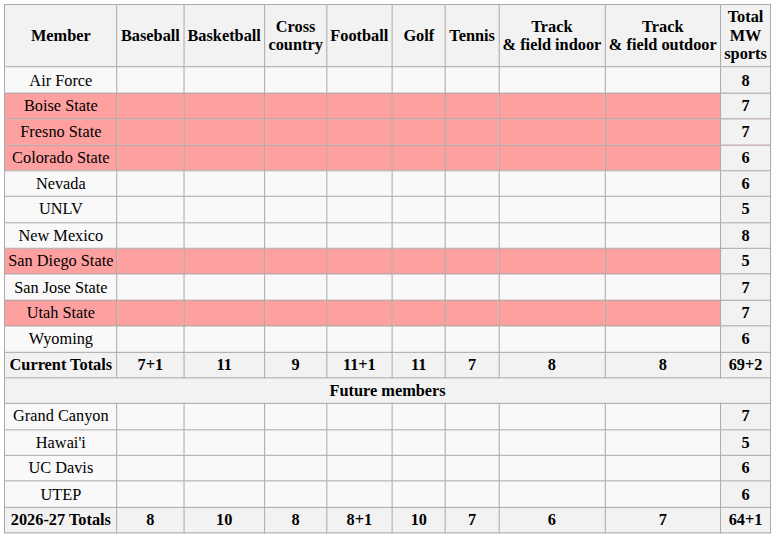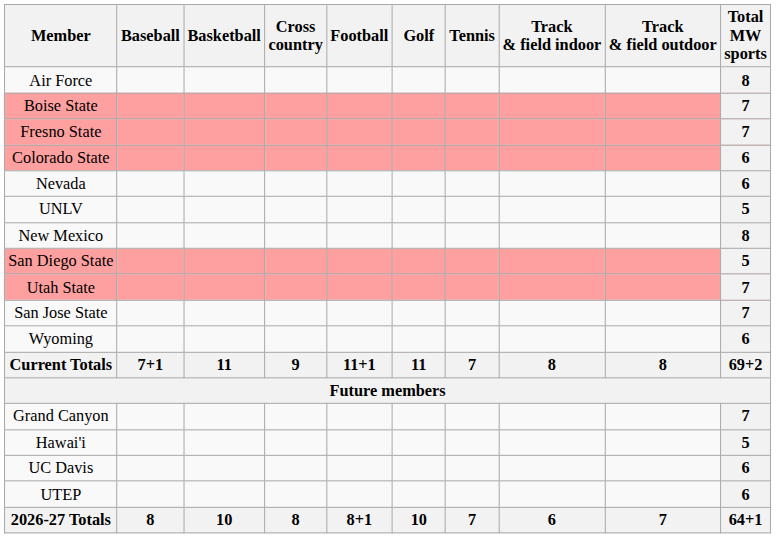rows swapped: (61, 287) <-> (61, 312)
